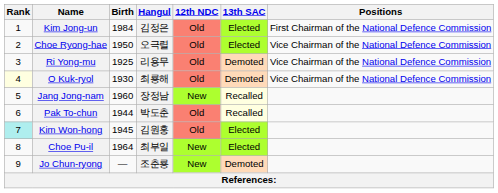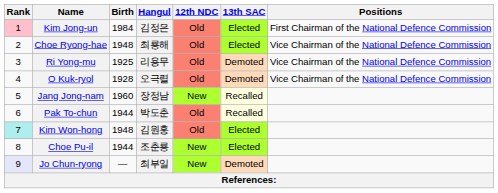(18, 28) no background -> (18, 28) pink background
(123, 45) 1950 -> (123, 45) 1948
(155, 44) 오극렬 -> (155, 44) 최룡해
(18, 79) lightyellow background -> (18, 79) no background
(123, 79) 1930 -> (123, 79) 1928
(155, 79) 최룡해 -> (155, 79) 오극렬
(123, 130) 1945 -> (123, 130) 1948
(123, 147) 1964 -> (123, 147) 1944
(155, 147) 최부일 -> (155, 147) 조춘룡
(18, 164) no background -> (18, 164) lavender background
(155, 164) 조춘룡 -> (155, 164) 최부일
